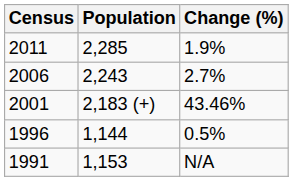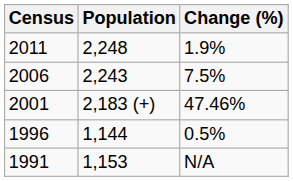(105, 47) 2,285 -> (105, 47) 2,248
(205, 76) 2.7% -> (205, 76) 7.5%
(215, 104) 43.46% -> (215, 104) 47.46%
